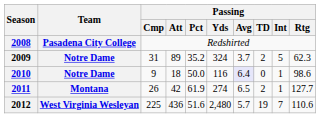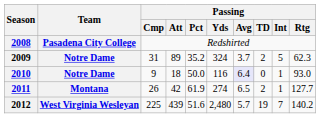(302, 74) 98.6 -> (302, 74) 93.0
(176, 105) 436 -> (176, 105) 439
(302, 105) 110.6 -> (302, 105) 140.2
